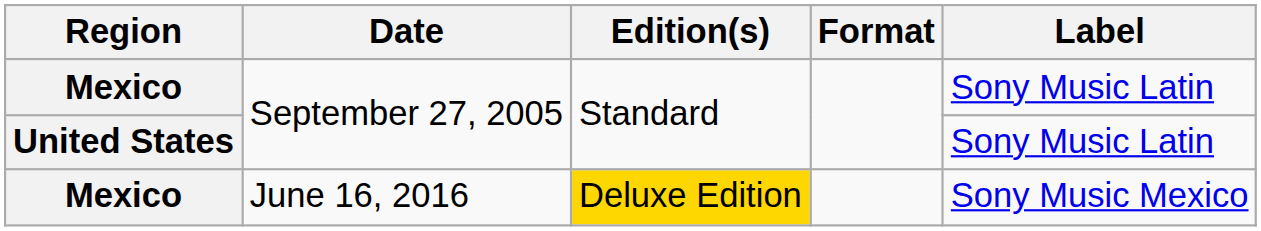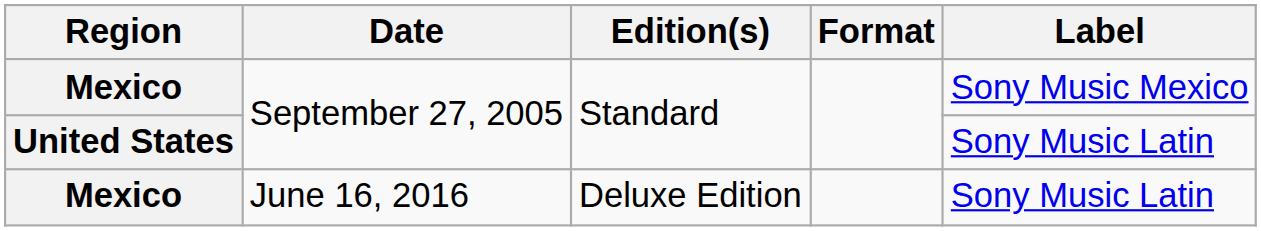(1082, 86) Sony Music Latin -> (1100, 86) Sony Music Mexico
(690, 196) gold background -> (690, 196) no background
(1100, 196) Sony Music Mexico -> (1082, 196) Sony Music Latin
